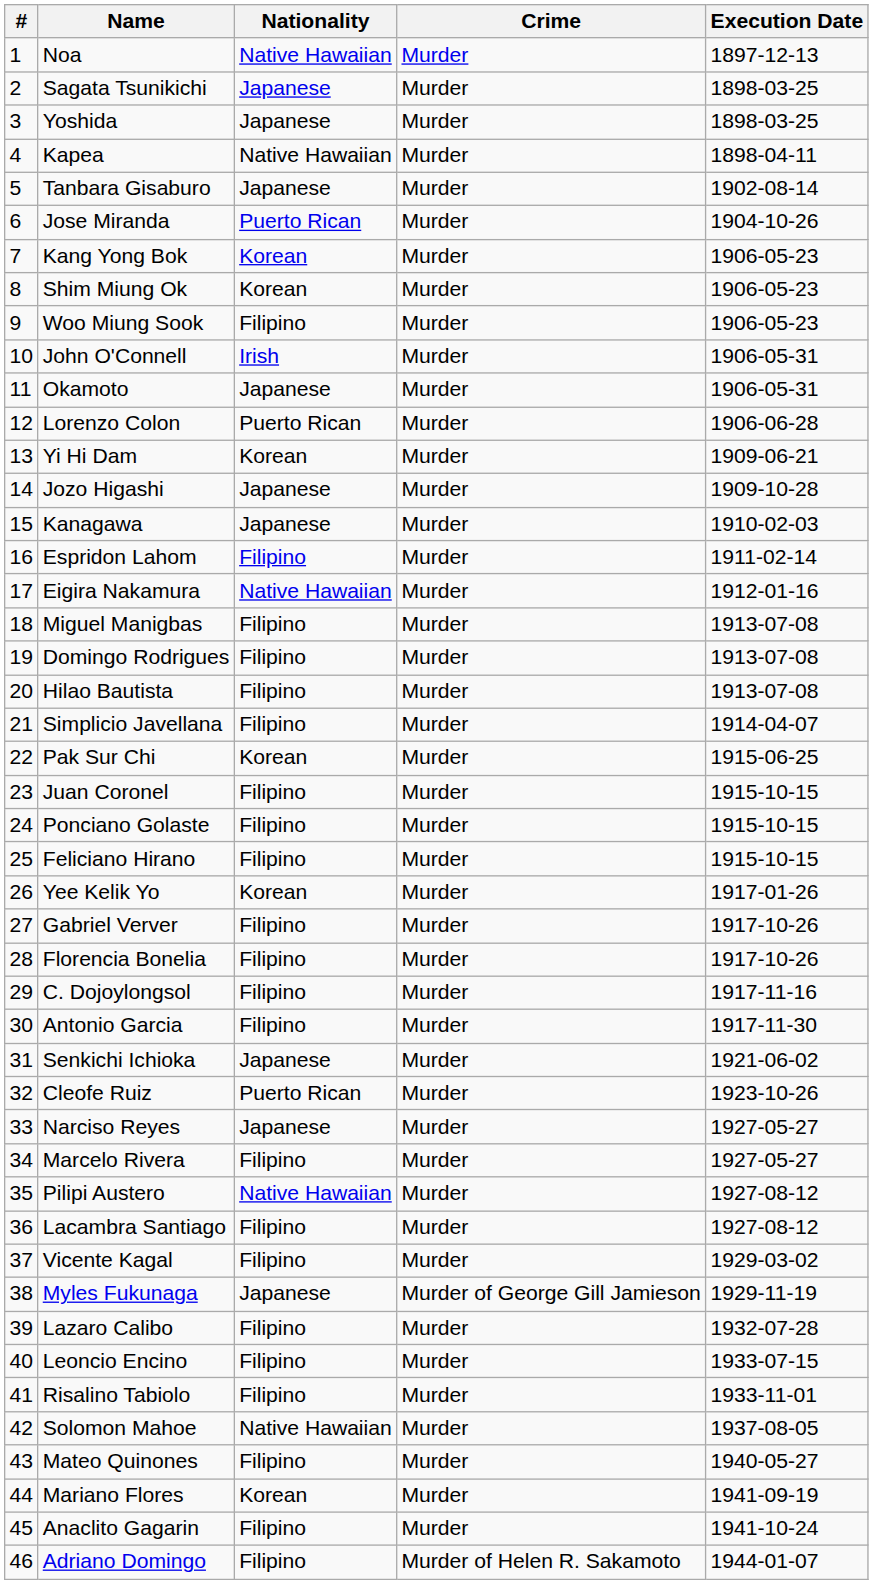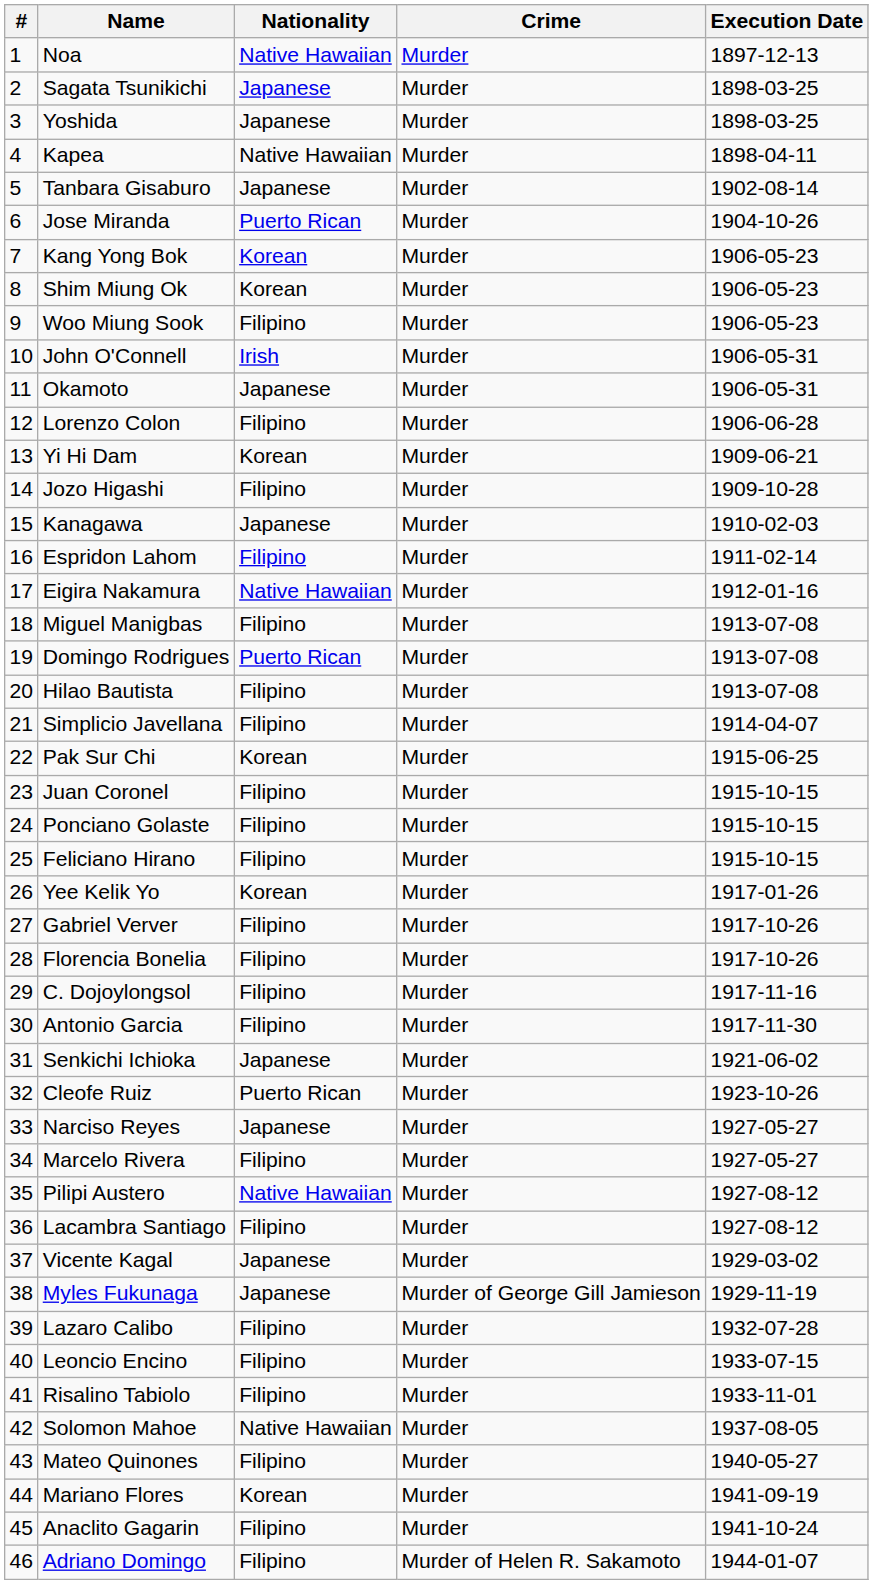(300, 423) Puerto Rican -> (273, 423) Filipino
(285, 490) Japanese -> (273, 490) Filipino
(273, 657) Filipino -> (300, 657) Puerto Rican
(273, 1260) Filipino -> (285, 1260) Japanese
